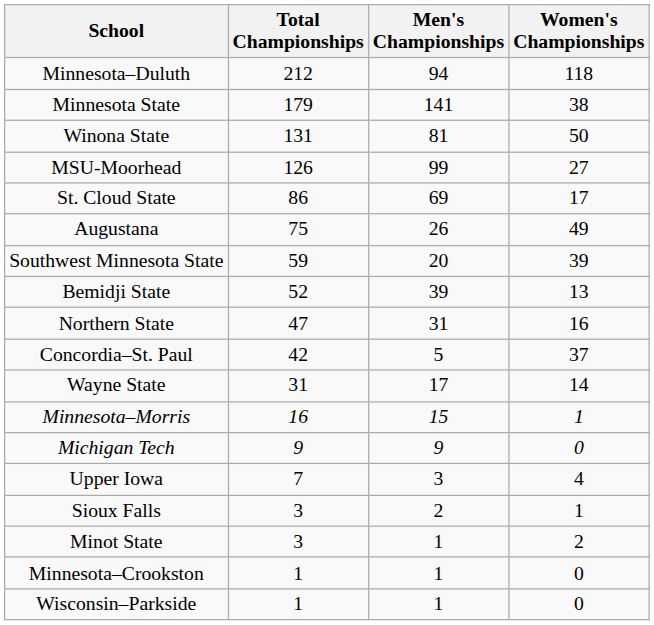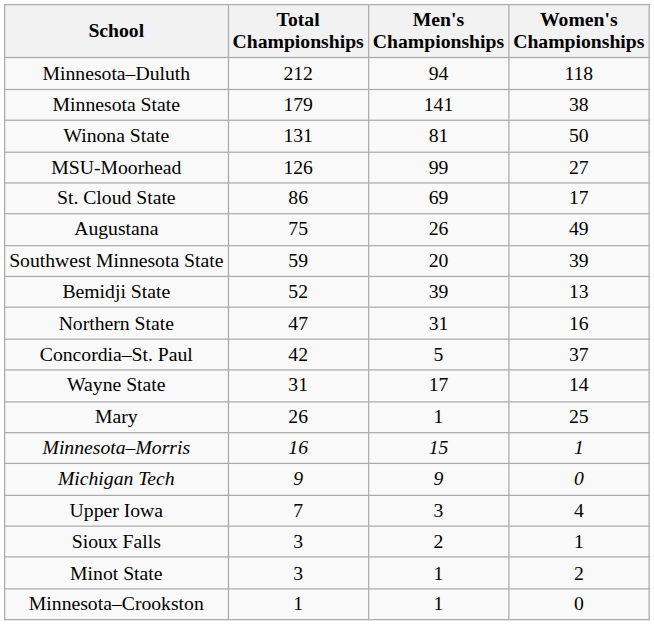+ row: (116, 416)
- row: (116, 604)
